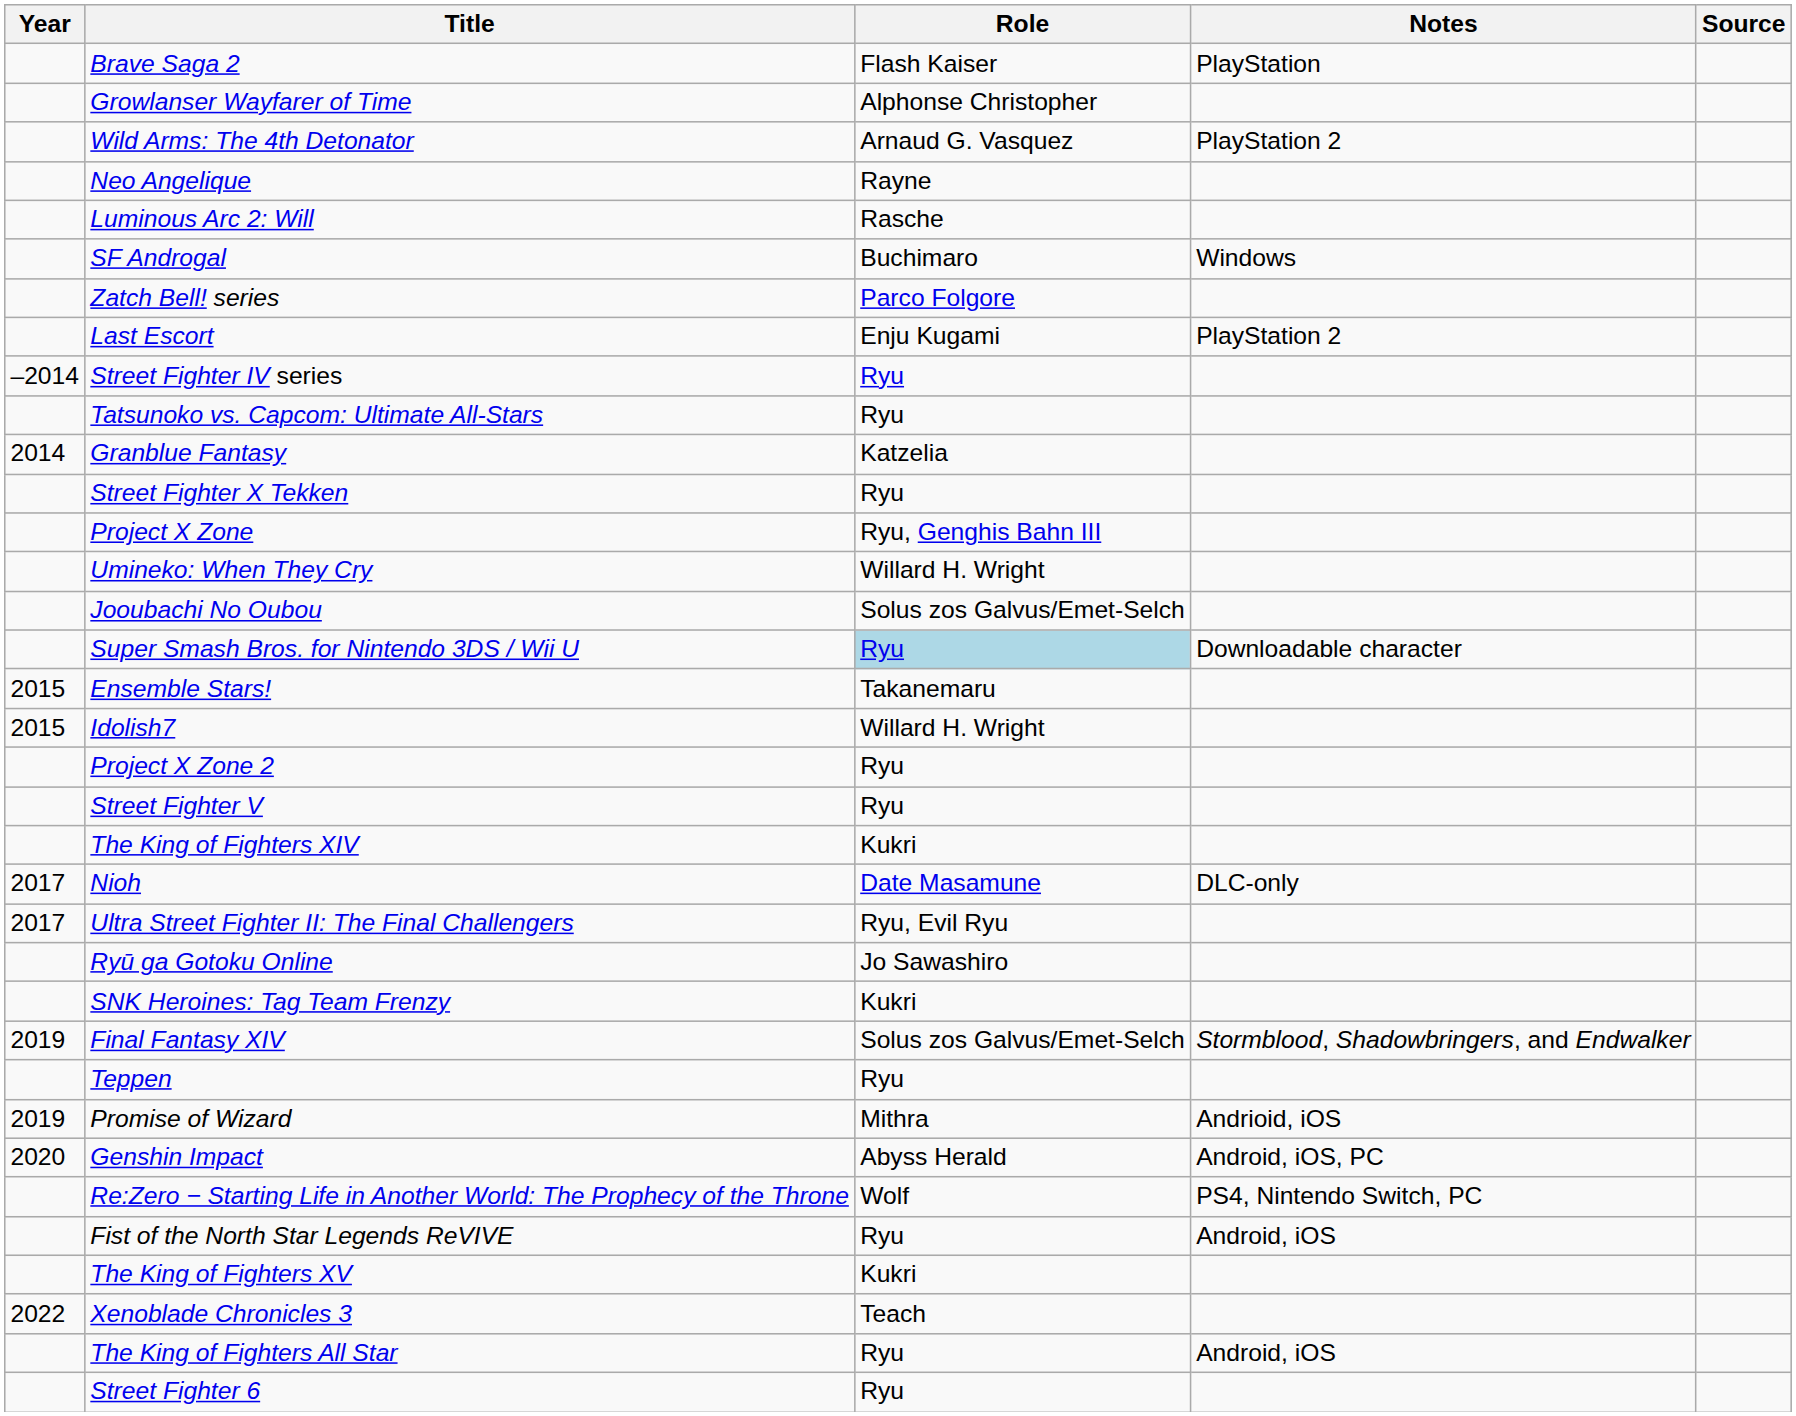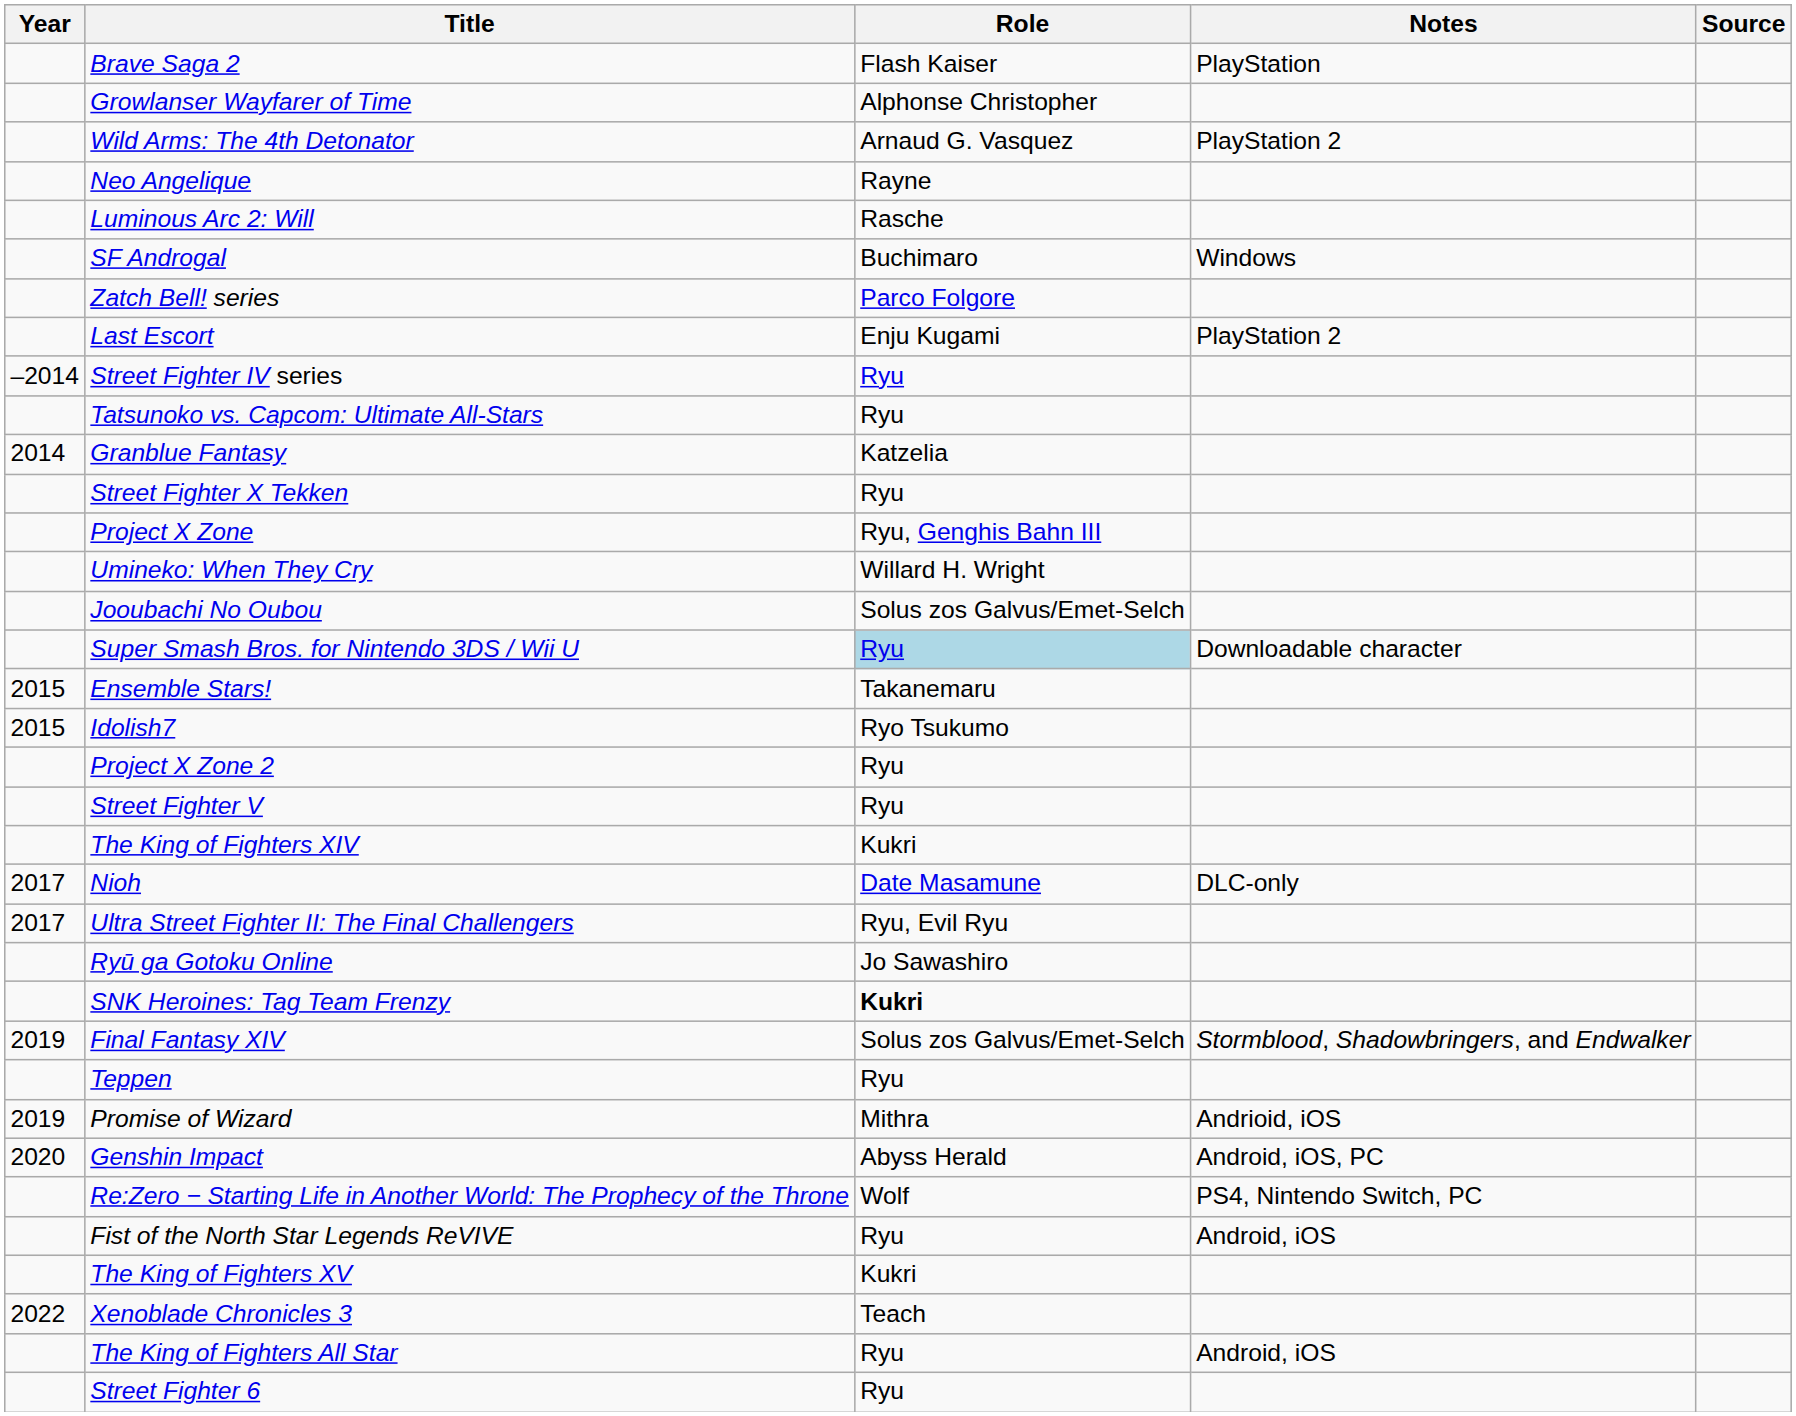(952, 727) Willard H. Wright -> (935, 727) Ryo Tsukumo
(888, 1000) normal -> (892, 1000) bold
